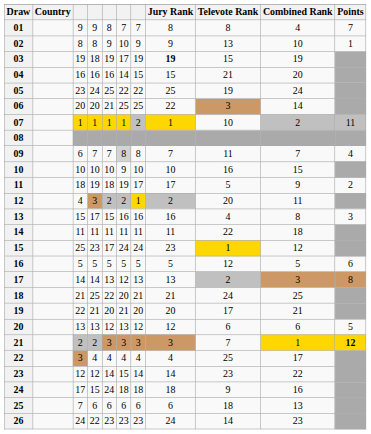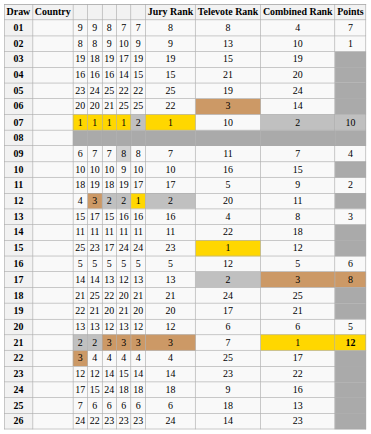(170, 59) bold -> (170, 59) normal
(350, 122) 11 -> (350, 122) 10
